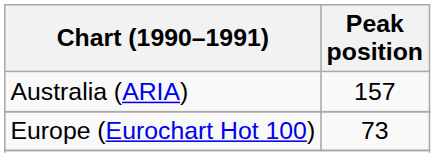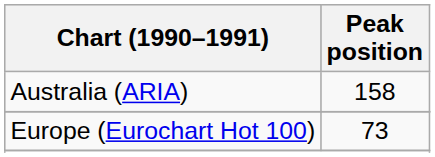(375, 91) 157 -> (375, 91) 158
